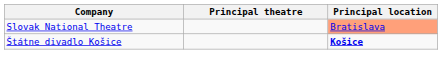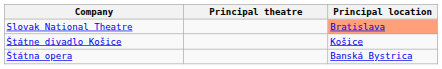(347, 41) bold -> (347, 41) normal
+ row: (39, 56)
